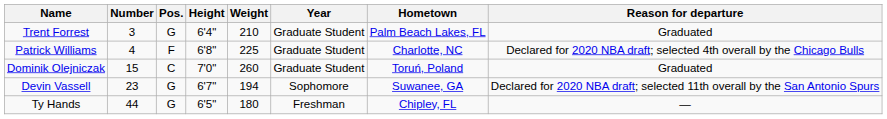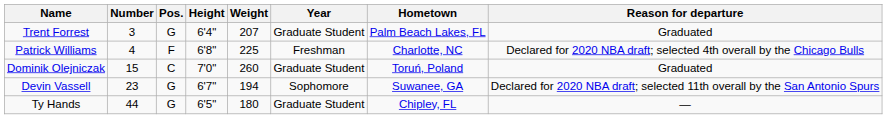(249, 31) 210 -> (249, 31) 207
(319, 50) Graduate Student -> (319, 50) Freshman
(319, 104) Freshman -> (319, 104) Graduate Student
